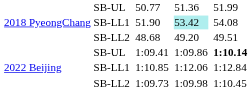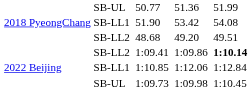(187, 22) paleturquoise background -> (187, 22) no background
(110, 52) SB-UL -> (112, 52) SB-LL2
(112, 83) SB-LL2 -> (110, 83) SB-UL
